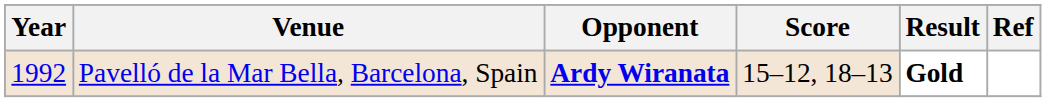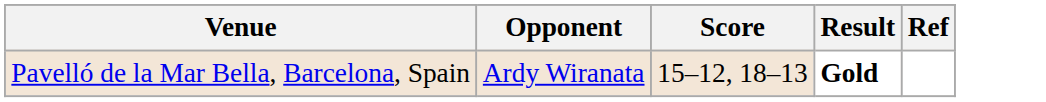- column: (39, 27)
(640, 72) bold -> (564, 72) normal
